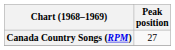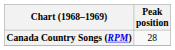(152, 38) 27 -> (152, 38) 28
